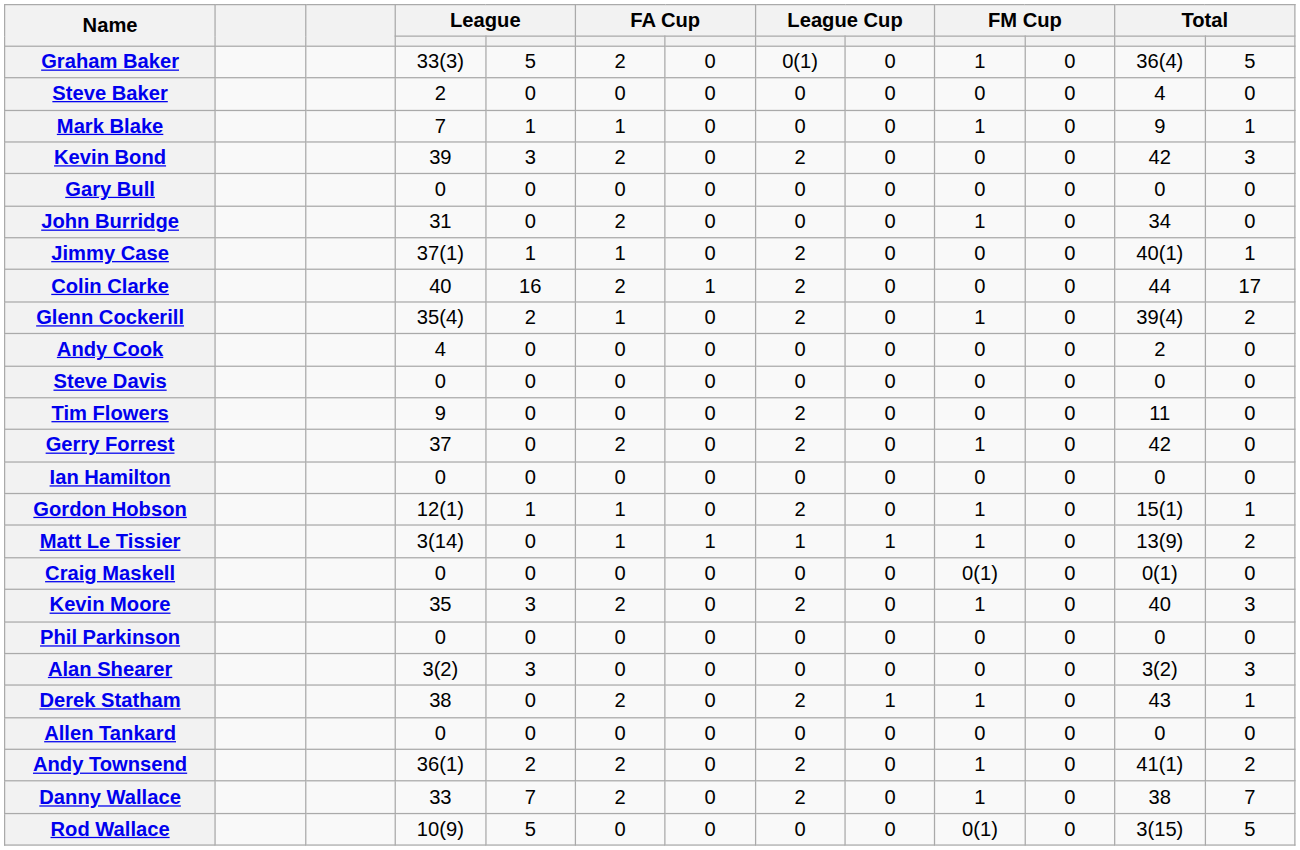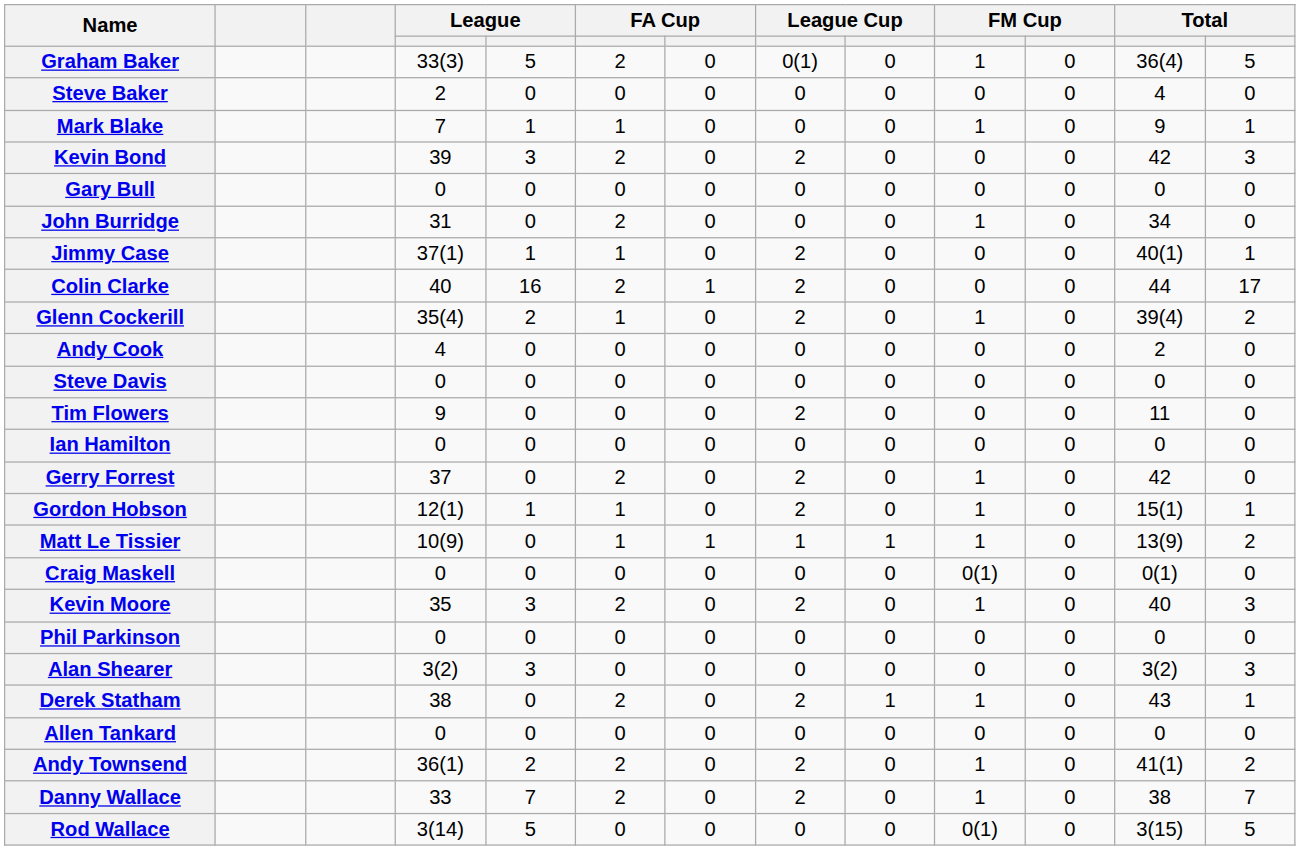rows swapped: (110, 445) <-> (110, 477)
(440, 541) 3(14) -> (440, 541) 10(9)
(440, 829) 10(9) -> (440, 829) 3(14)
